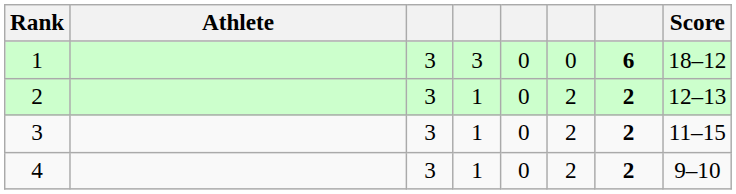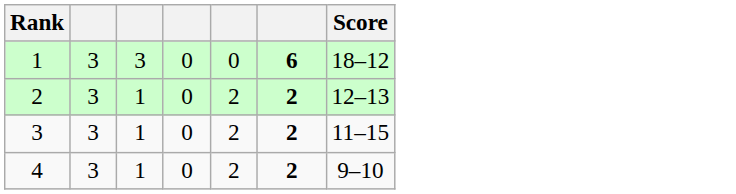- column: (238, 22)
